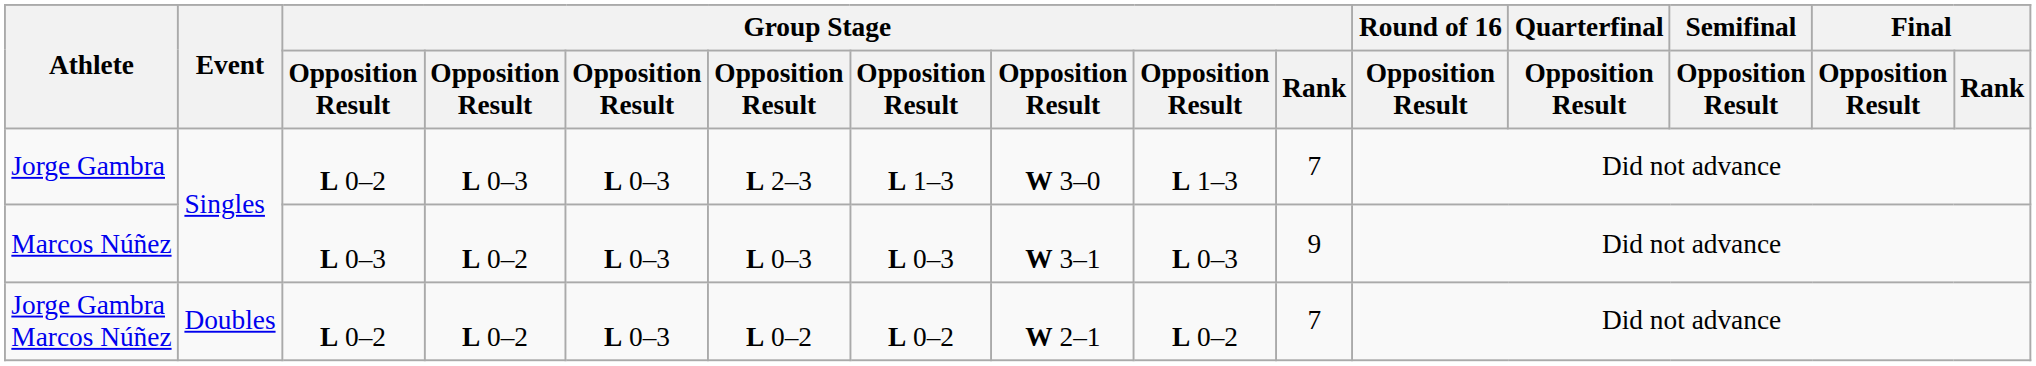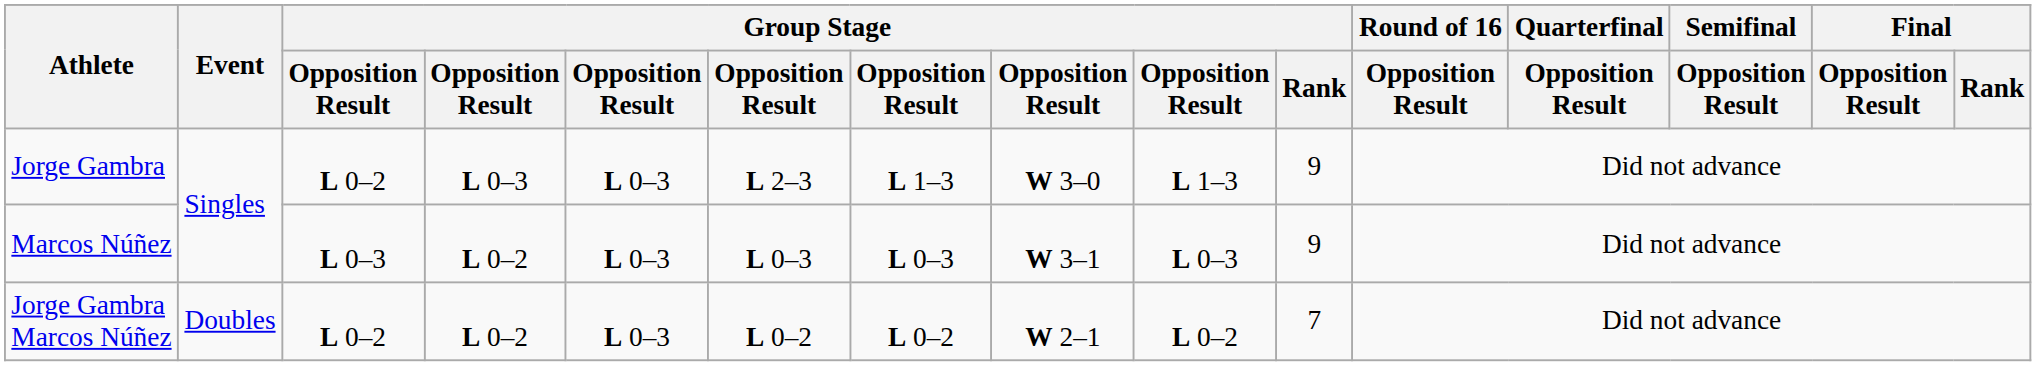(1314, 166) 7 -> (1314, 166) 9
